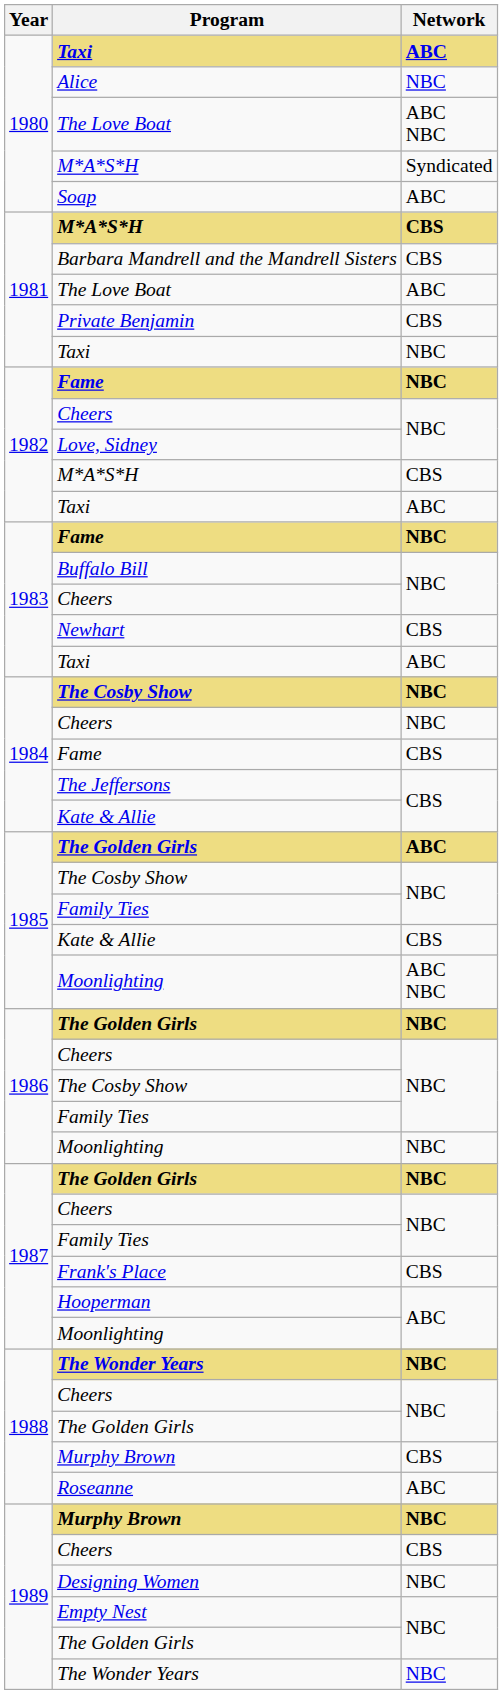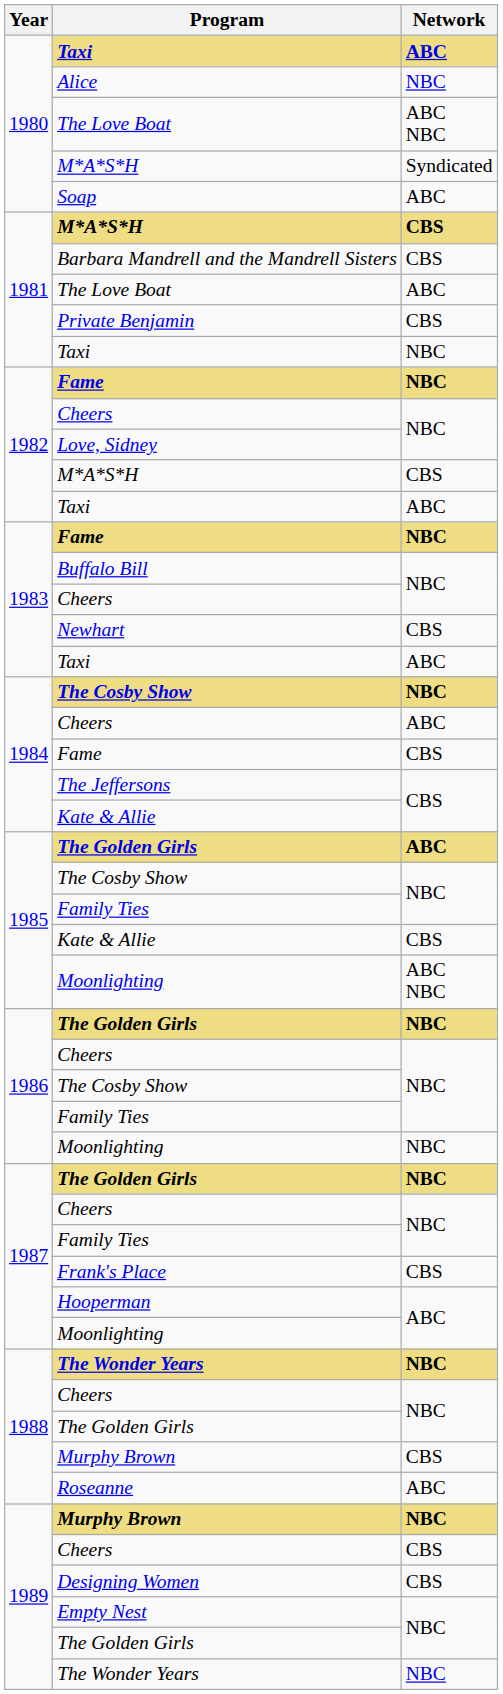(426, 723) NBC -> (426, 723) ABC
(426, 1580) NBC -> (424, 1580) CBS
